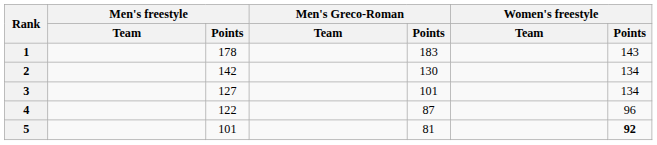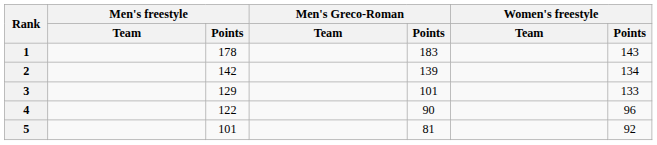(429, 71) 130 -> (429, 71) 139
(227, 91) 127 -> (227, 91) 129
(630, 91) 134 -> (630, 91) 133
(429, 110) 87 -> (429, 110) 90
(630, 129) bold -> (630, 129) normal
